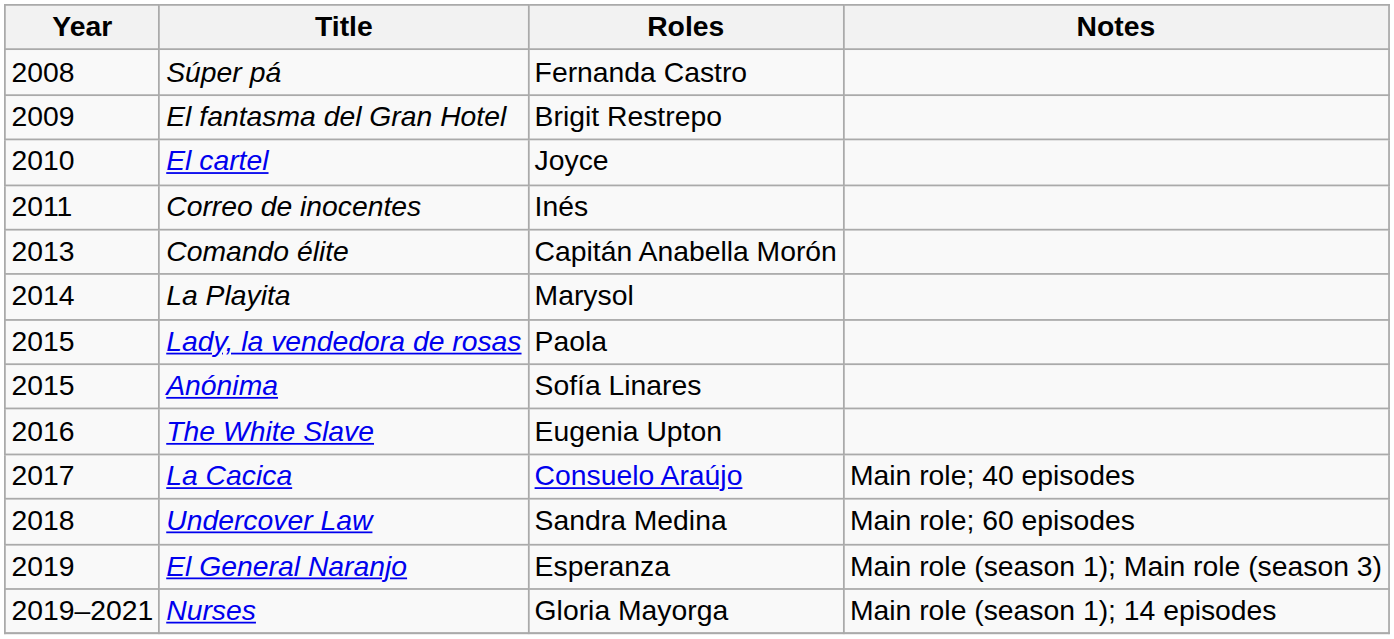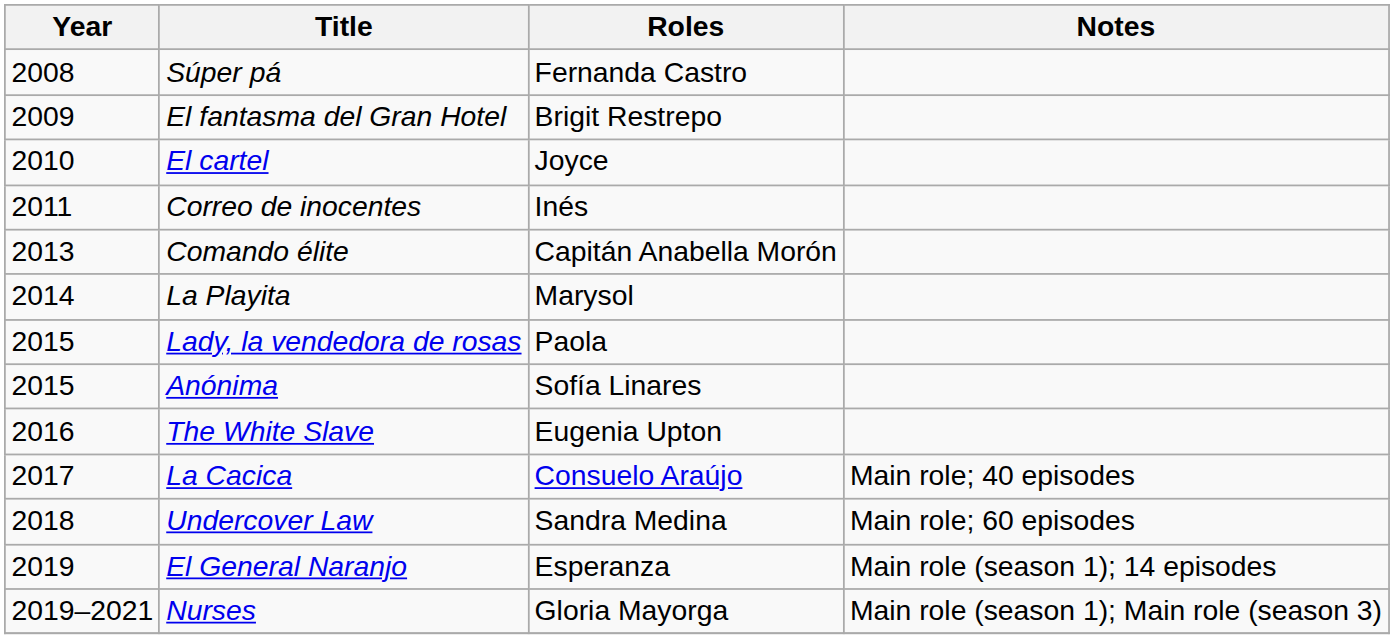(1116, 565) Main role (season 1); Main role (season 3) -> (1063, 565) Main role (season 1); 14 episodes
(1063, 610) Main role (season 1); 14 episodes -> (1116, 610) Main role (season 1); Main role (season 3)
